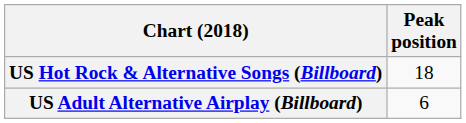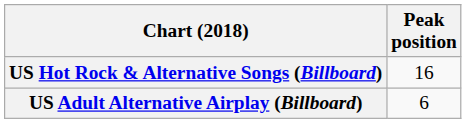(424, 72) 18 -> (424, 72) 16
